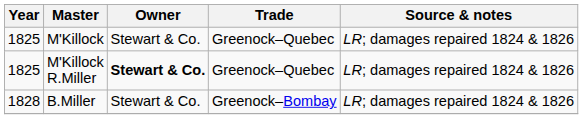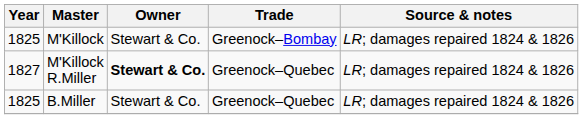(273, 39) Greenock–Quebec -> (274, 39) Greenock–Bombay
(24, 70) 1825 -> (24, 70) 1827
(24, 101) 1828 -> (24, 101) 1825
(274, 101) Greenock–Bombay -> (273, 101) Greenock–Quebec
